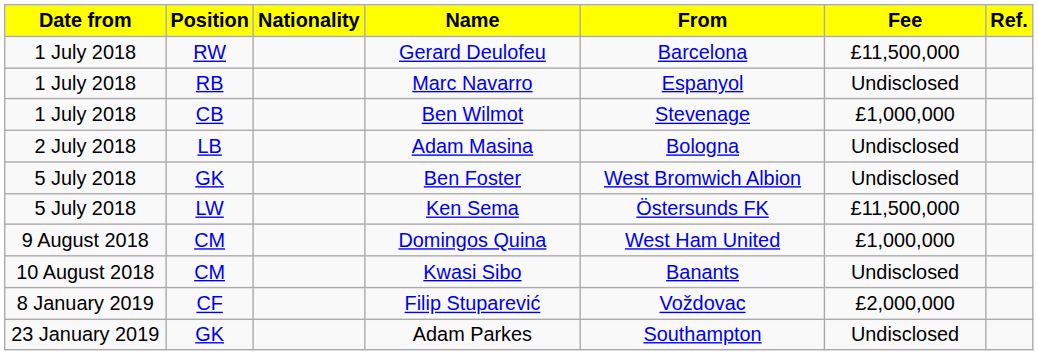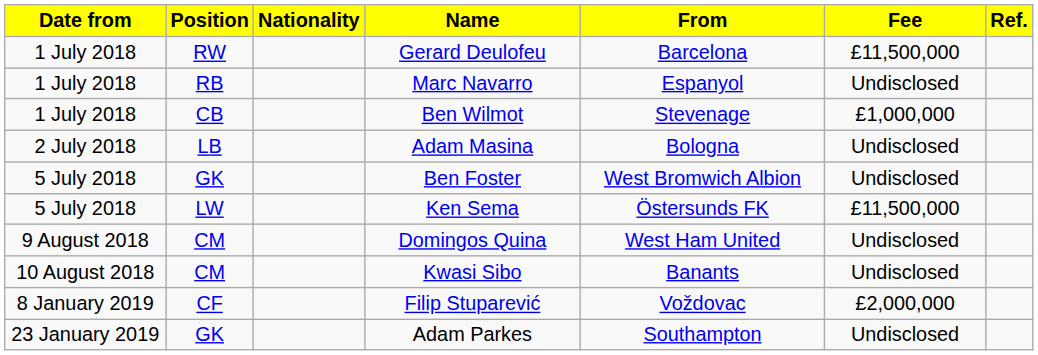(905, 241) £1,000,000 -> (905, 241) Undisclosed
